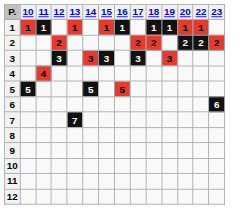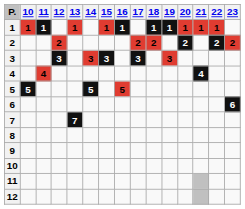+ column: (201, 12)
